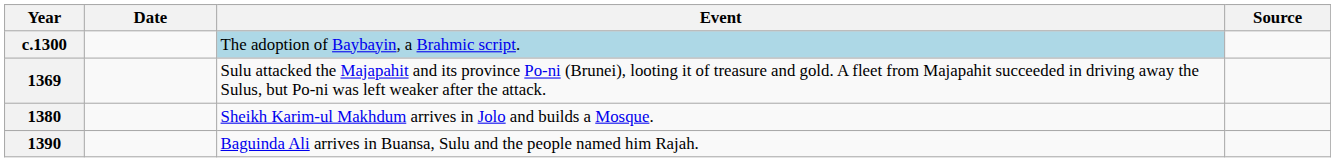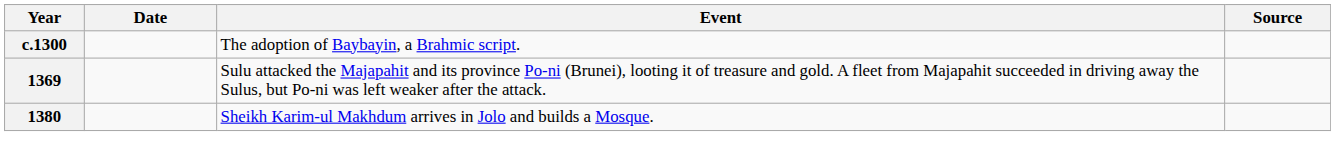(370, 44) lightblue background -> (370, 44) no background
- row: (44, 143)
